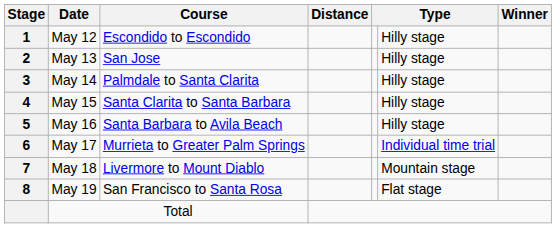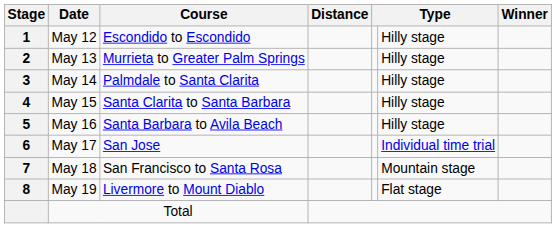(132, 59) San Jose -> (204, 59) Murrieta to Greater Palm Springs
(204, 146) Murrieta to Greater Palm Springs -> (132, 146) San Jose
(184, 168) Livermore to Mount Diablo -> (192, 168) San Francisco to Santa Rosa
(192, 189) San Francisco to Santa Rosa -> (184, 189) Livermore to Mount Diablo
